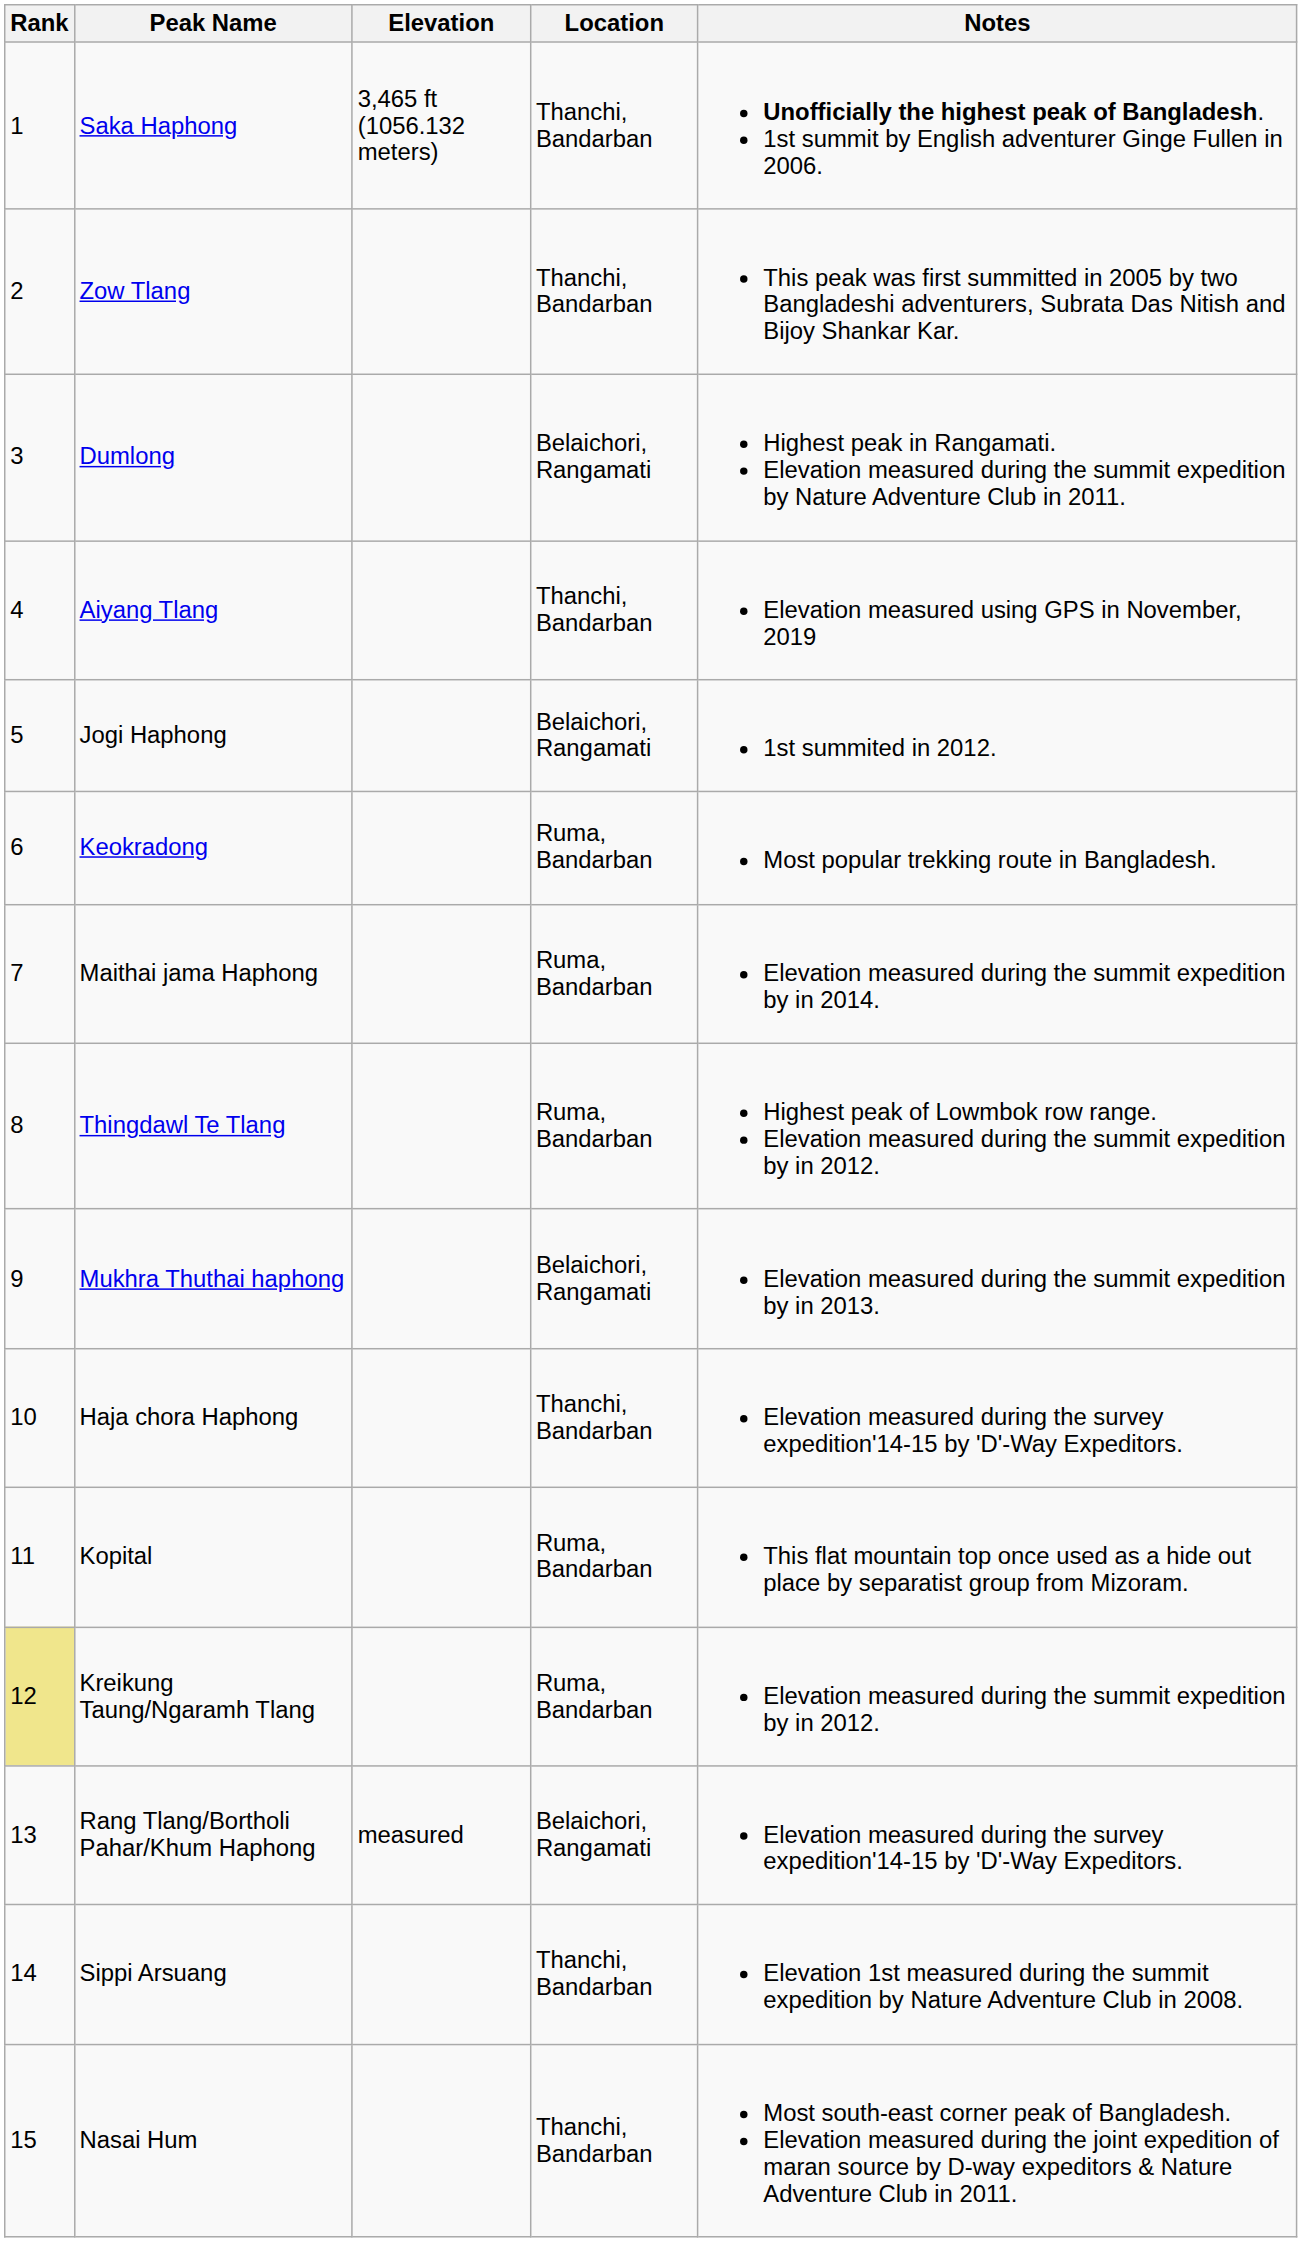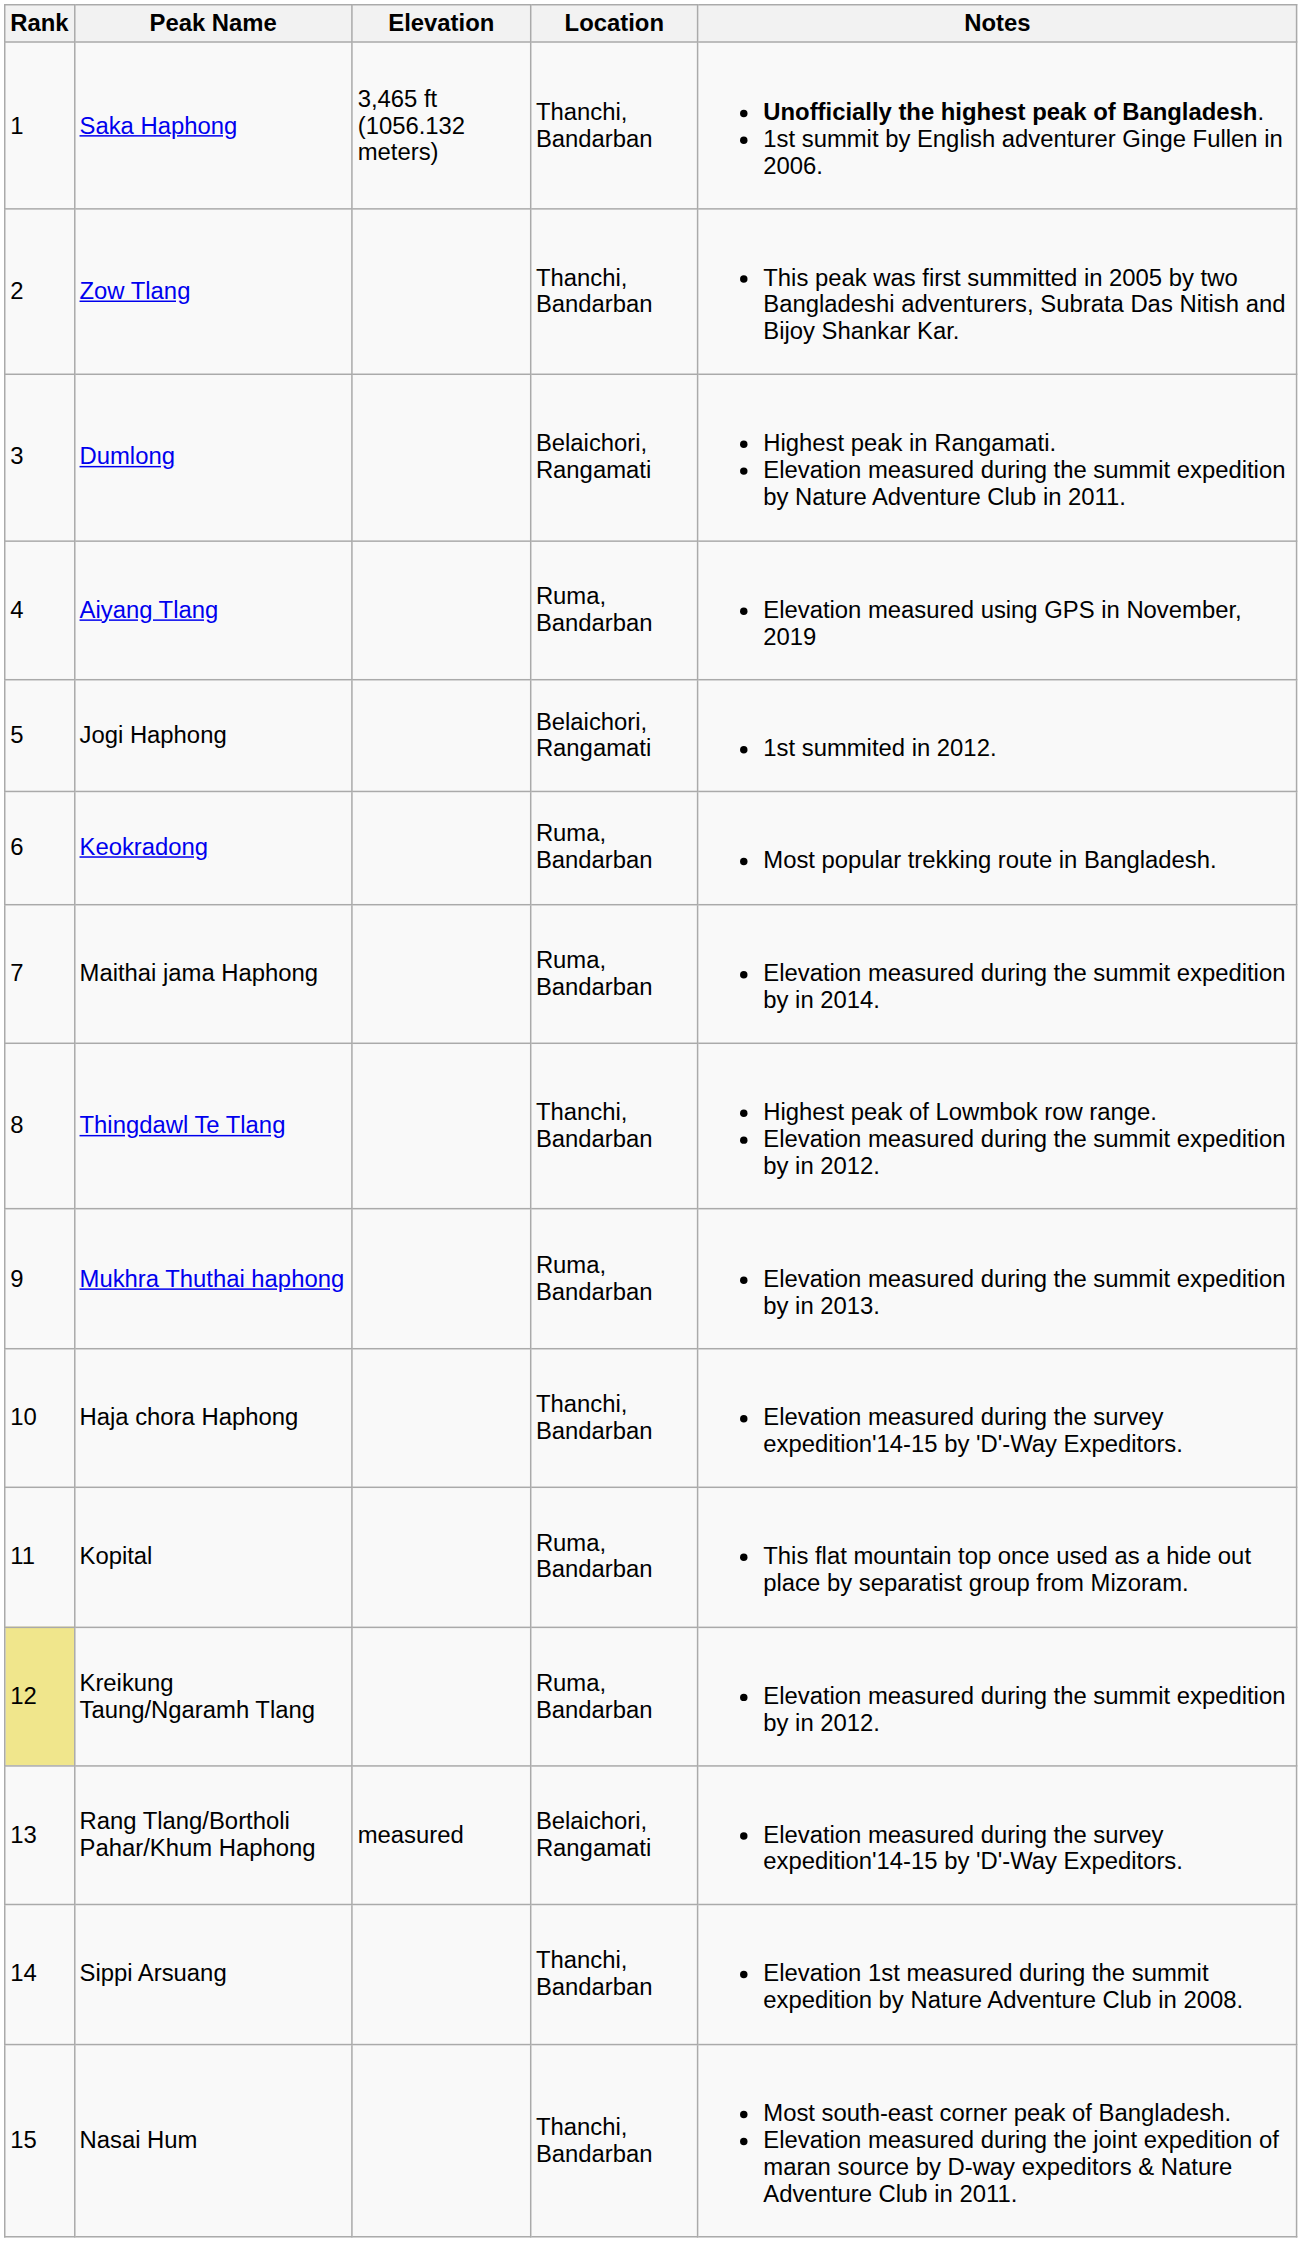(594, 609) Thanchi, Bandarban -> (594, 609) Ruma, Bandarban
(594, 1126) Ruma, Bandarban -> (594, 1126) Thanchi, Bandarban
(594, 1278) Belaichori, Rangamati -> (594, 1278) Ruma, Bandarban
